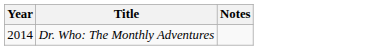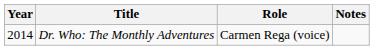+ column: (275, 14)
